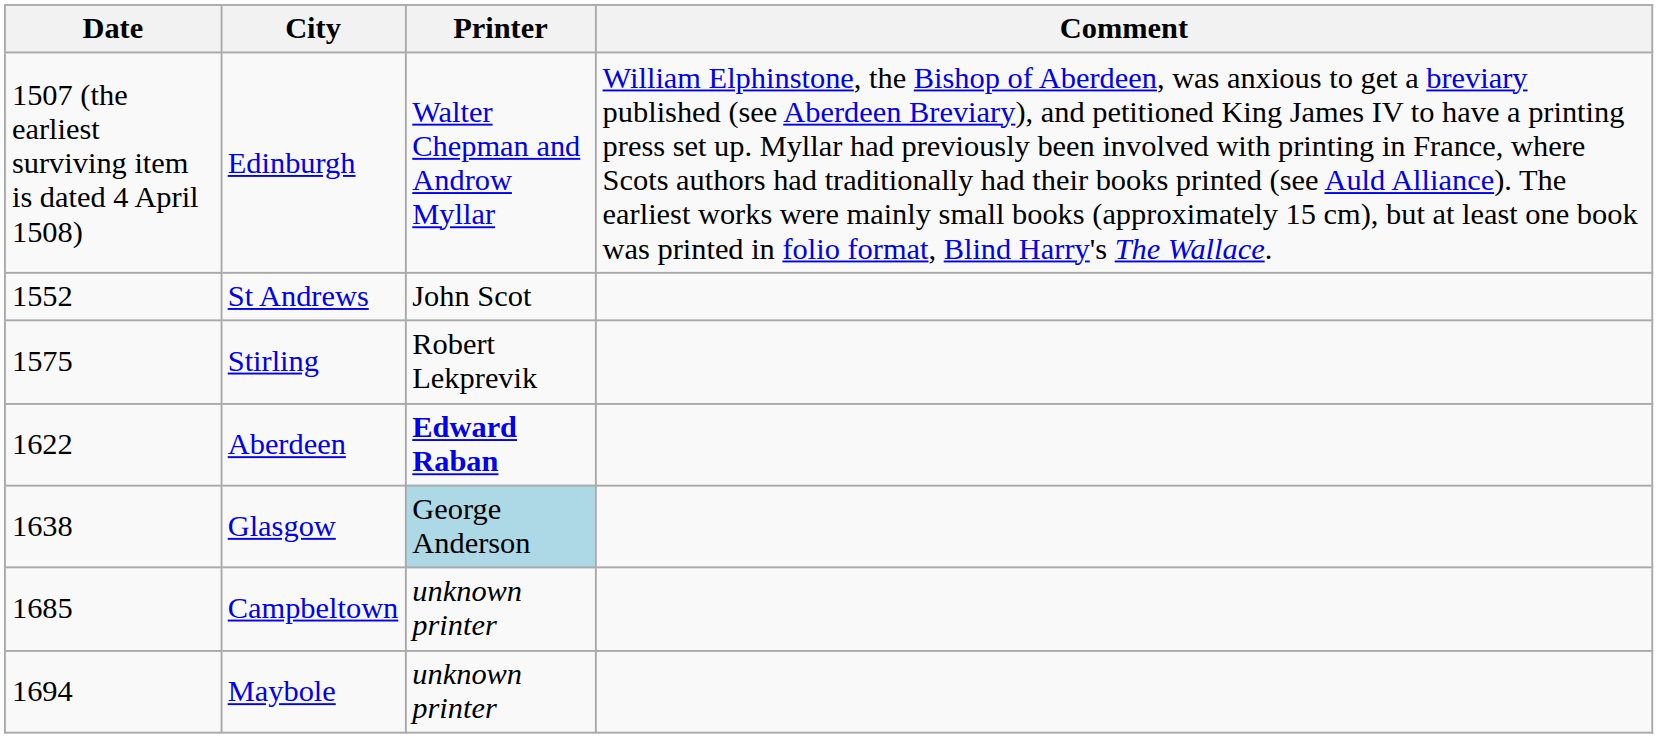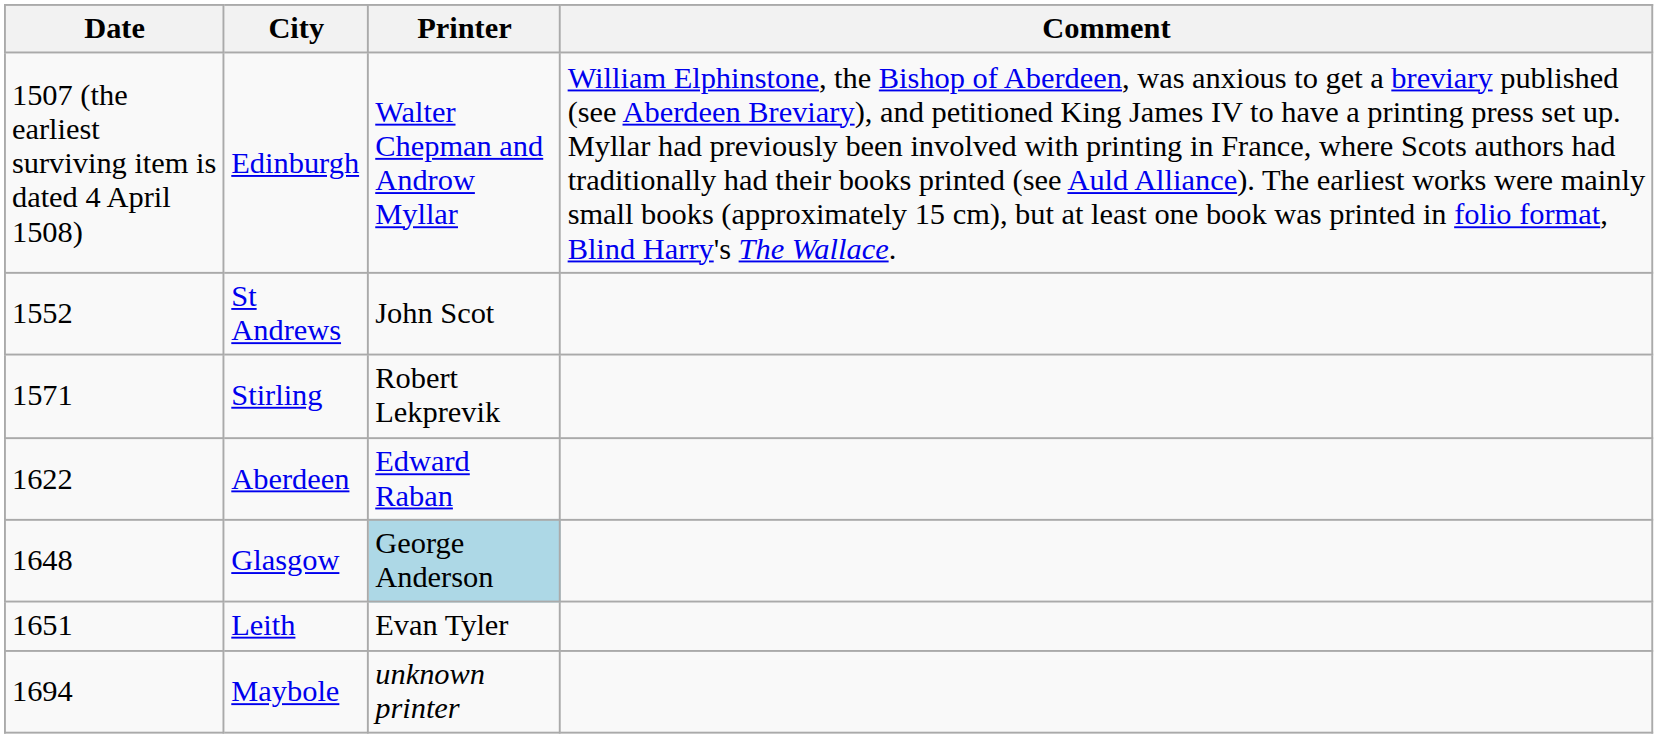(42, 361) 1575 -> (42, 395) 1571
(465, 443) bold -> (423, 477) normal
(42, 526) 1638 -> (42, 560) 1648
+ row: (263, 625)
- row: (313, 608)
